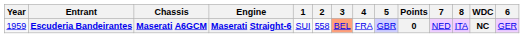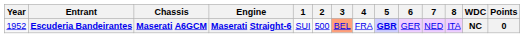columns swapped: (507, 12) <-> (414, 12)
(16, 26) 1959 -> (16, 26) 1952
(322, 26) 558 -> (322, 26) 500
(386, 26) normal -> (387, 26) bold
